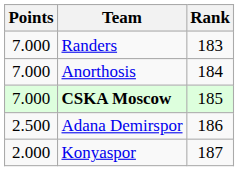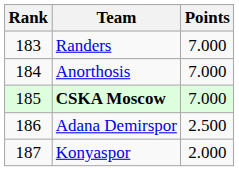columns swapped: (210, 17) <-> (31, 17)
